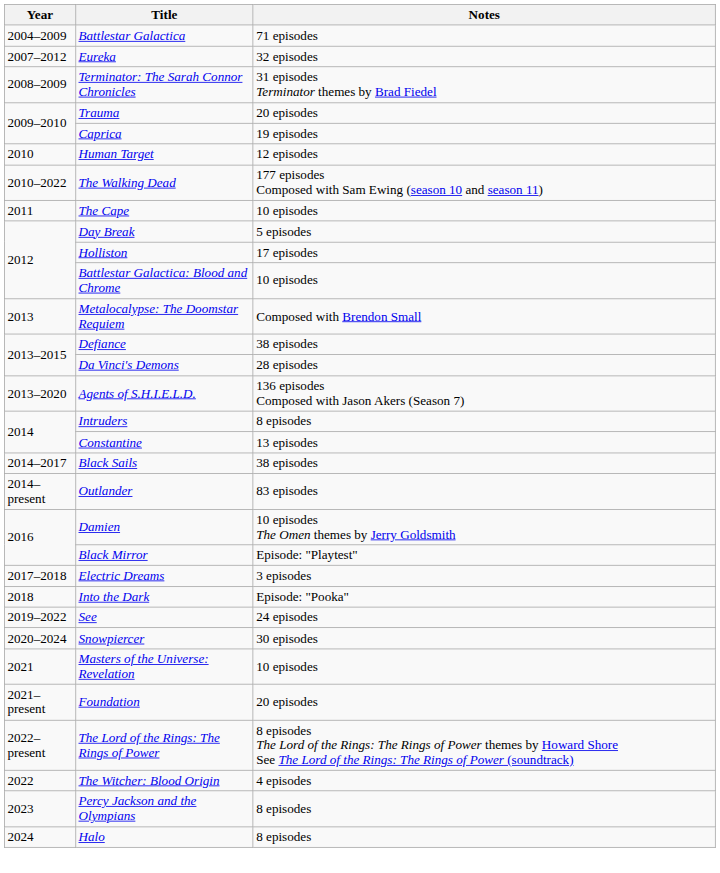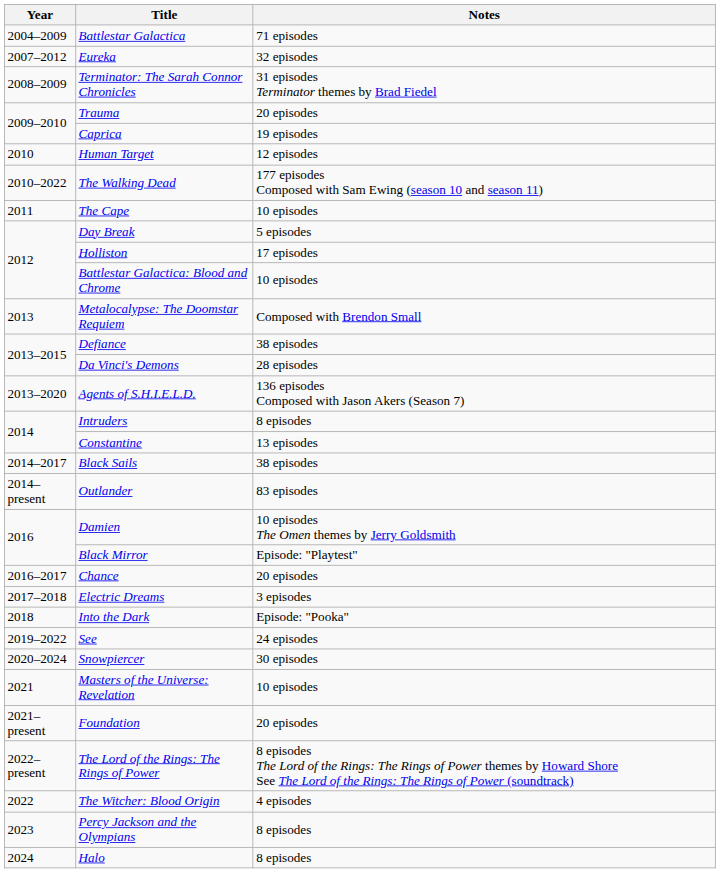+ row: (99, 575)
